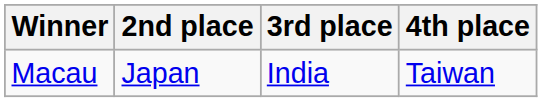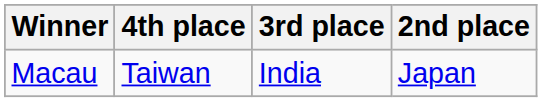columns swapped: (188, 27) <-> (468, 27)
